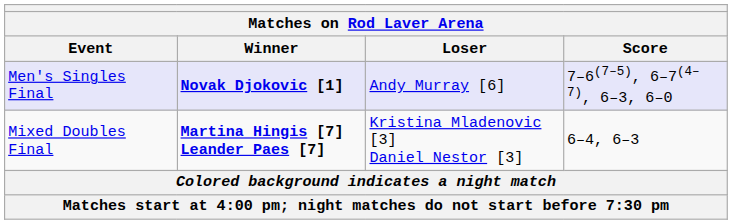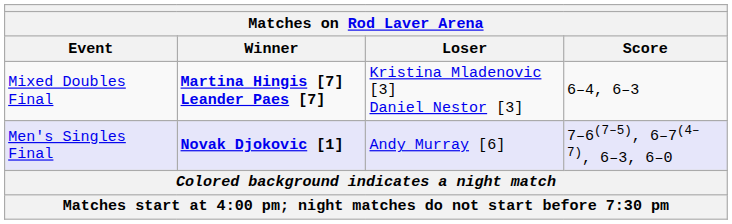rows swapped: (67, 140) <-> (67, 86)
